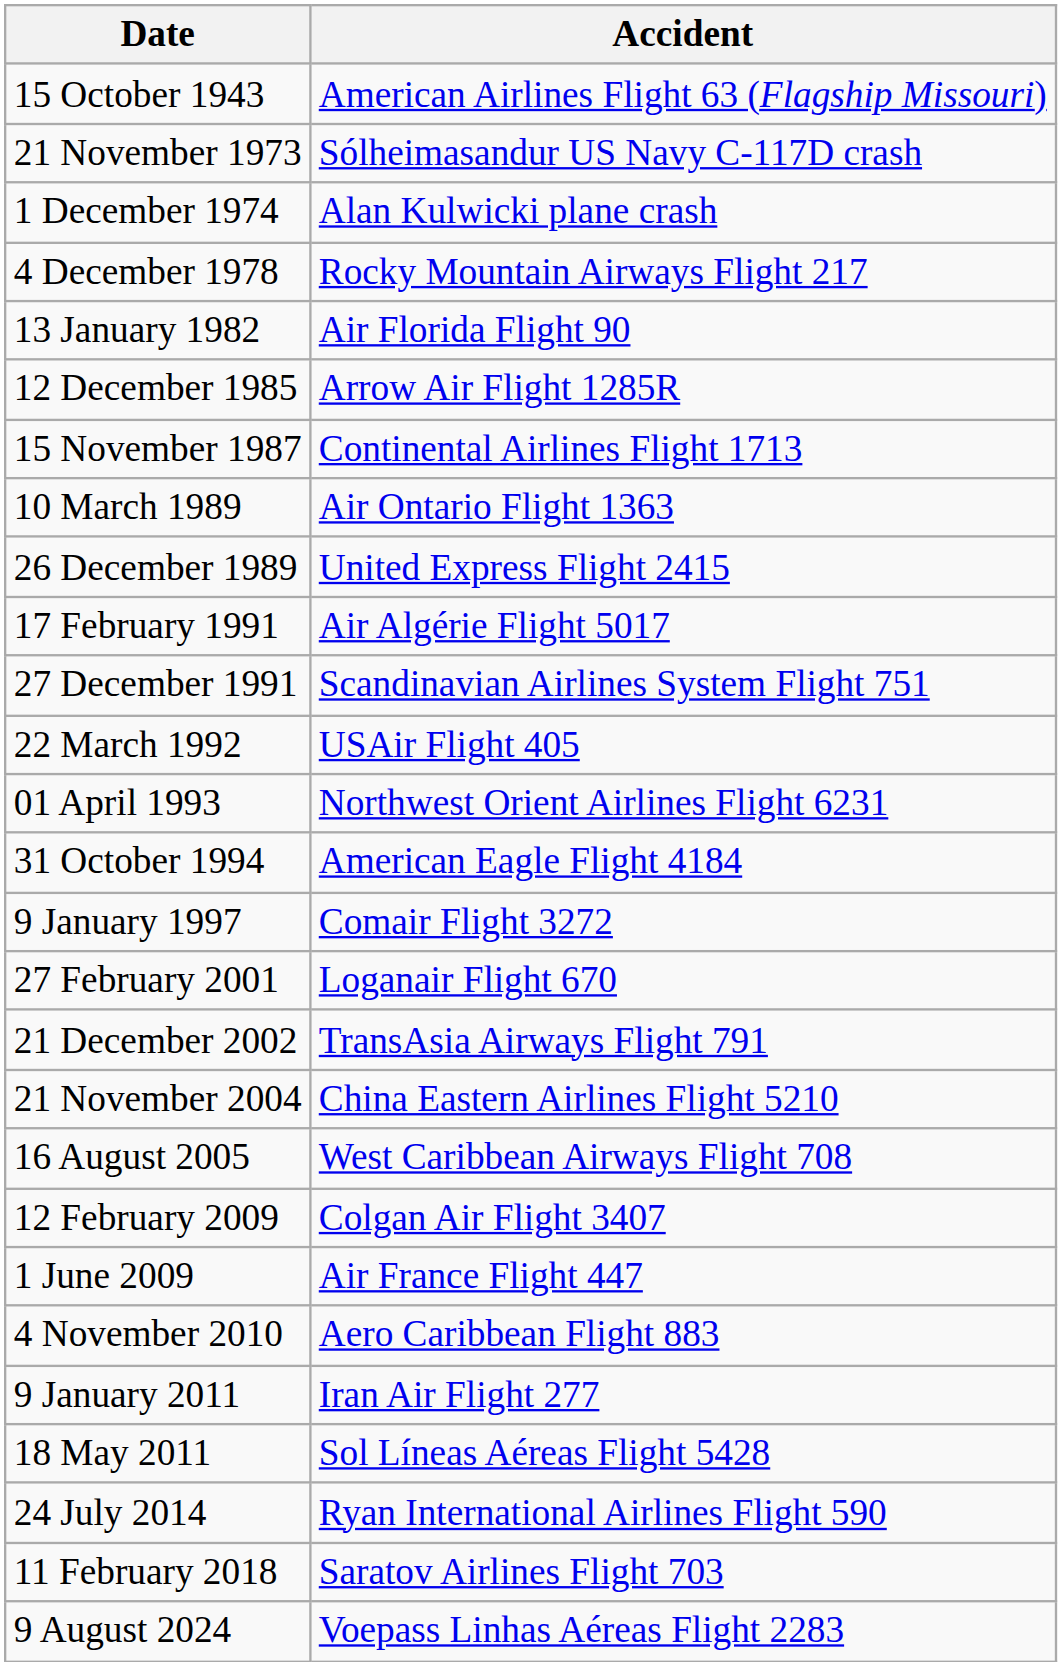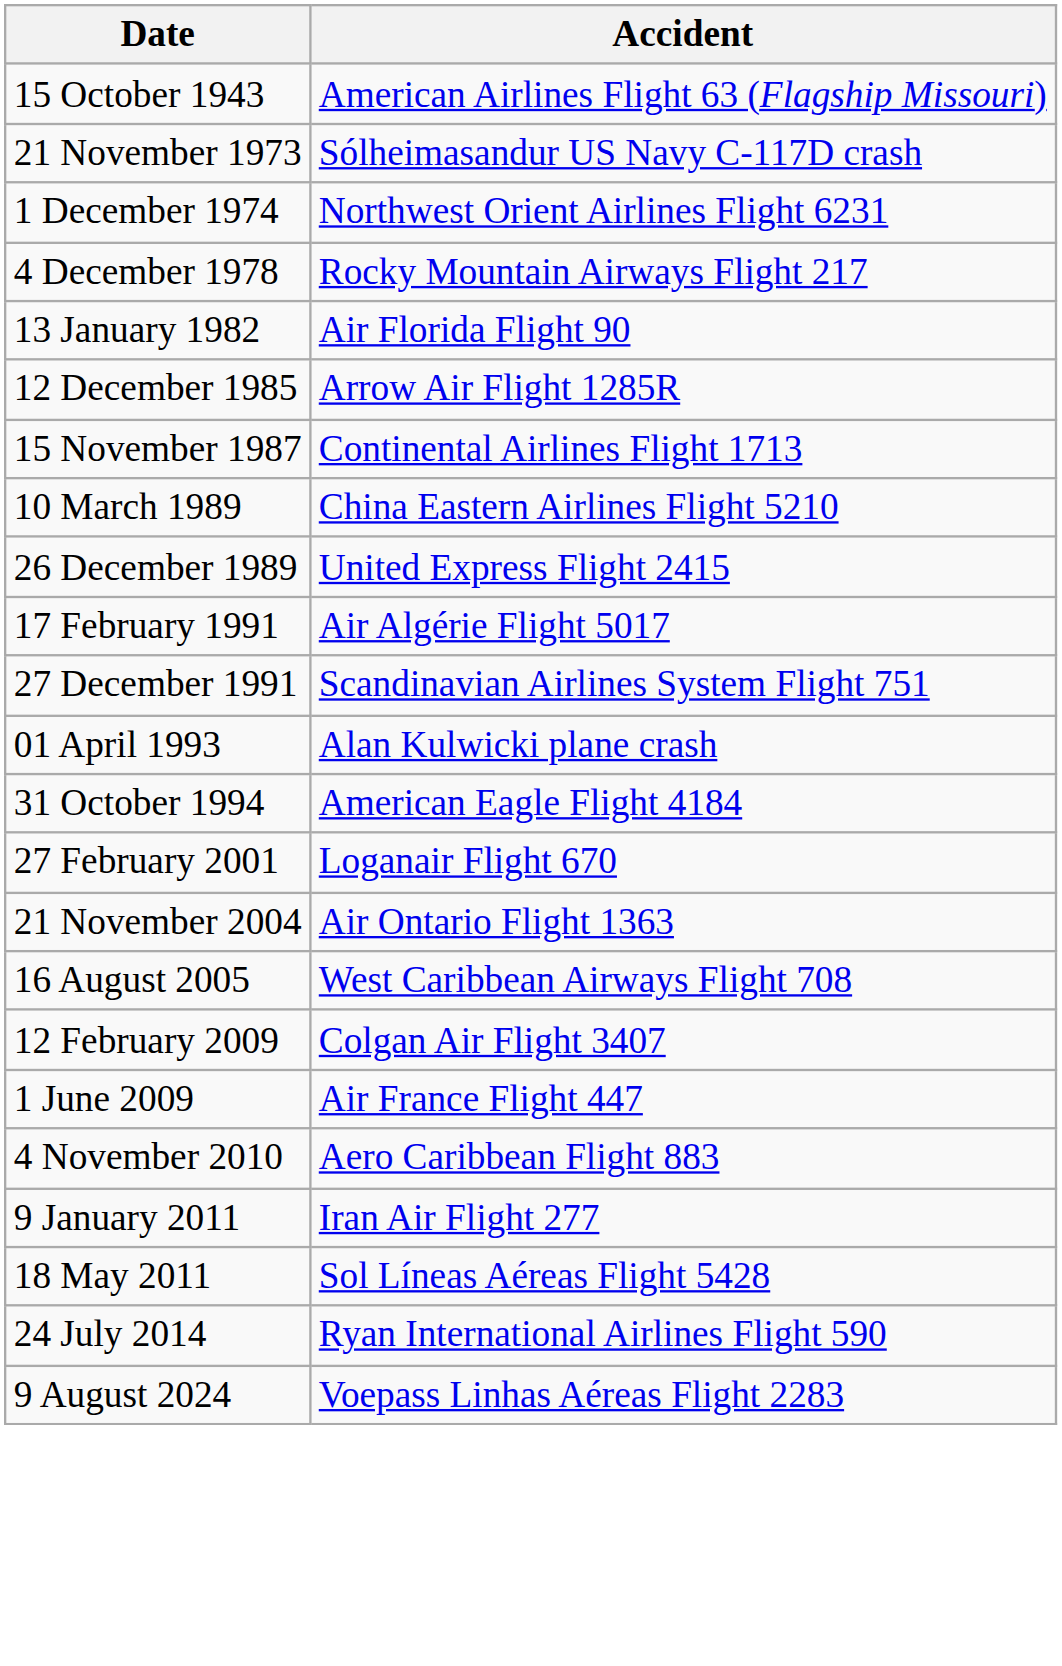(518, 211) Alan Kulwicki plane crash -> (604, 211) Northwest Orient Airlines Flight 6231
(496, 507) Air Ontario Flight 1363 -> (579, 507) China Eastern Airlines Flight 5210
- row: (128, 743)
(604, 802) Northwest Orient Airlines Flight 6231 -> (518, 743) Alan Kulwicki plane crash
- row: (128, 920)
- row: (156, 1039)
(579, 1098) China Eastern Airlines Flight 5210 -> (496, 920) Air Ontario Flight 1363
- row: (146, 1571)
